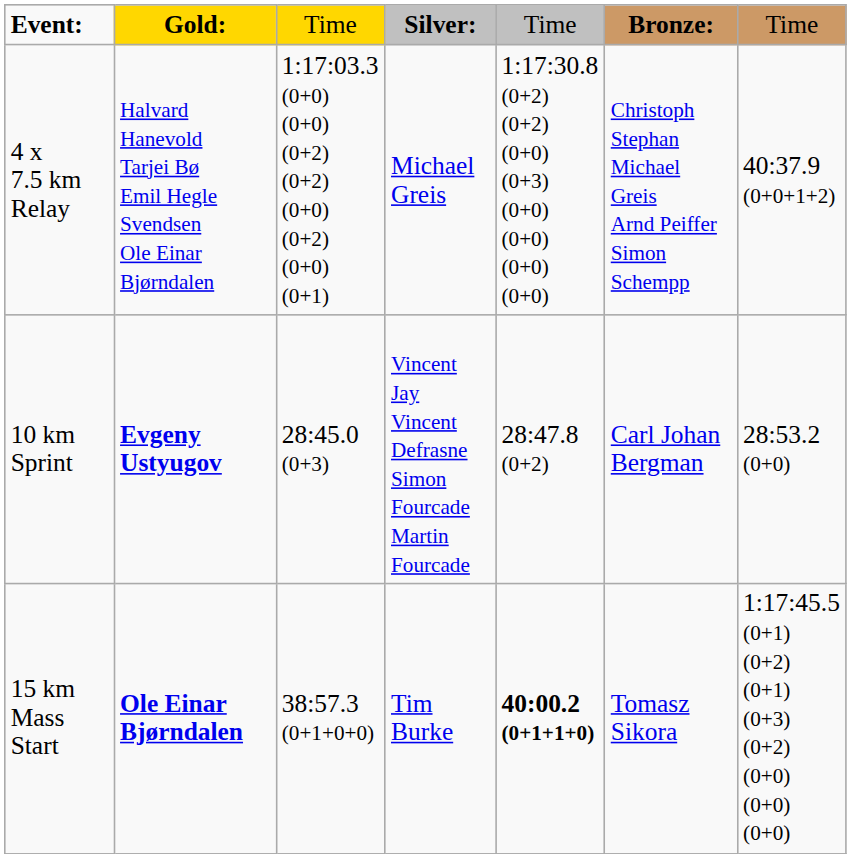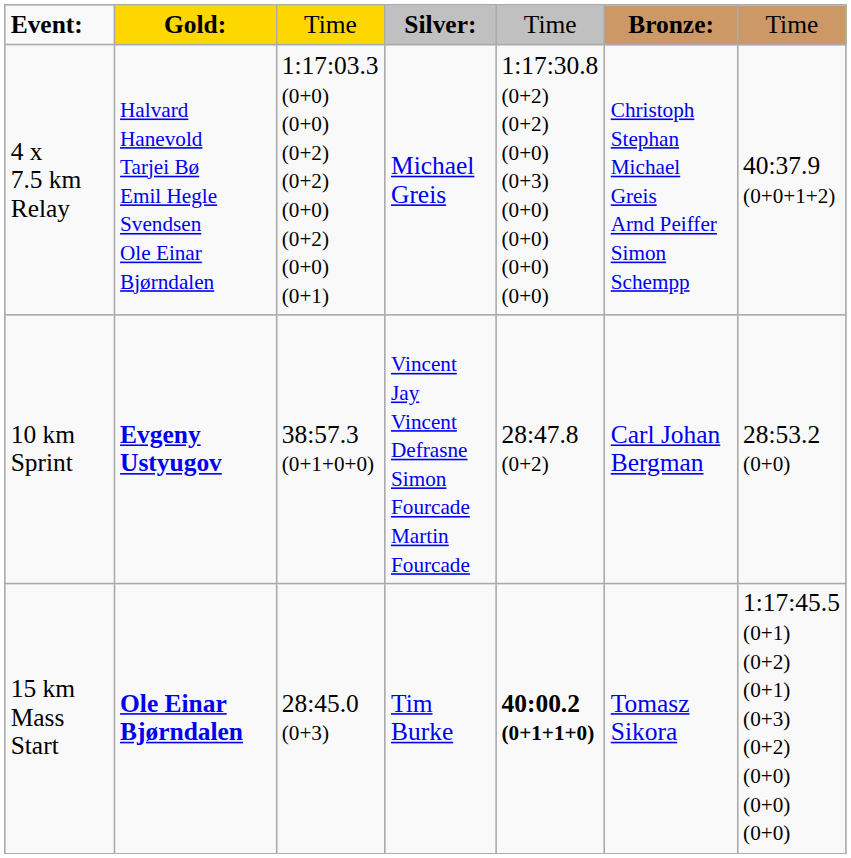(320, 448) 28:45.0 (0+3) -> (328, 448) 38:57.3 (0+1+0+0)
(328, 718) 38:57.3 (0+1+0+0) -> (320, 718) 28:45.0 (0+3)
